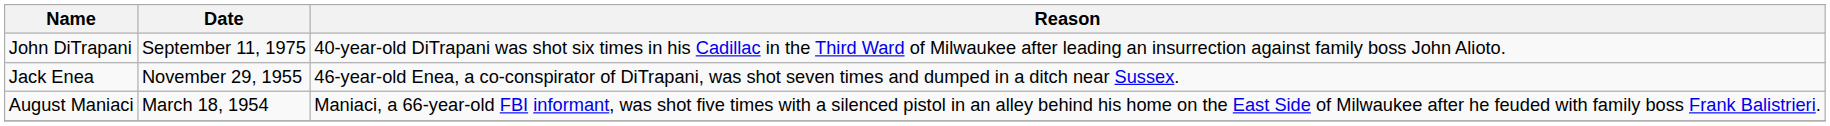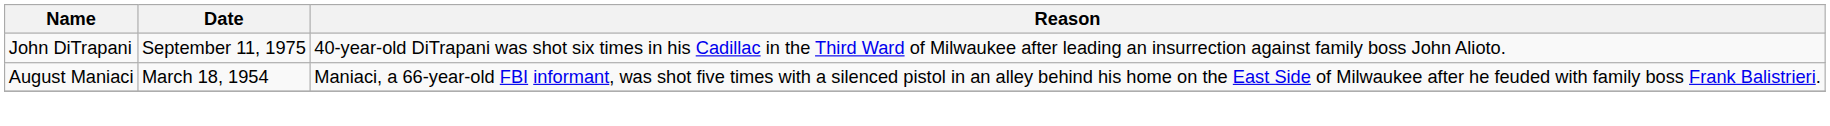- row: (51, 76)
